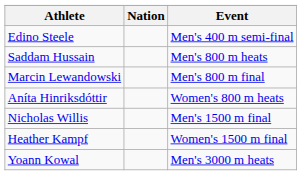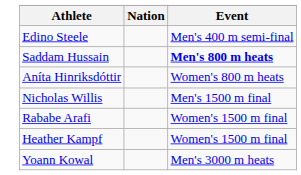(219, 56) normal -> (222, 56) bold
- row: (64, 77)
+ row: (57, 118)
